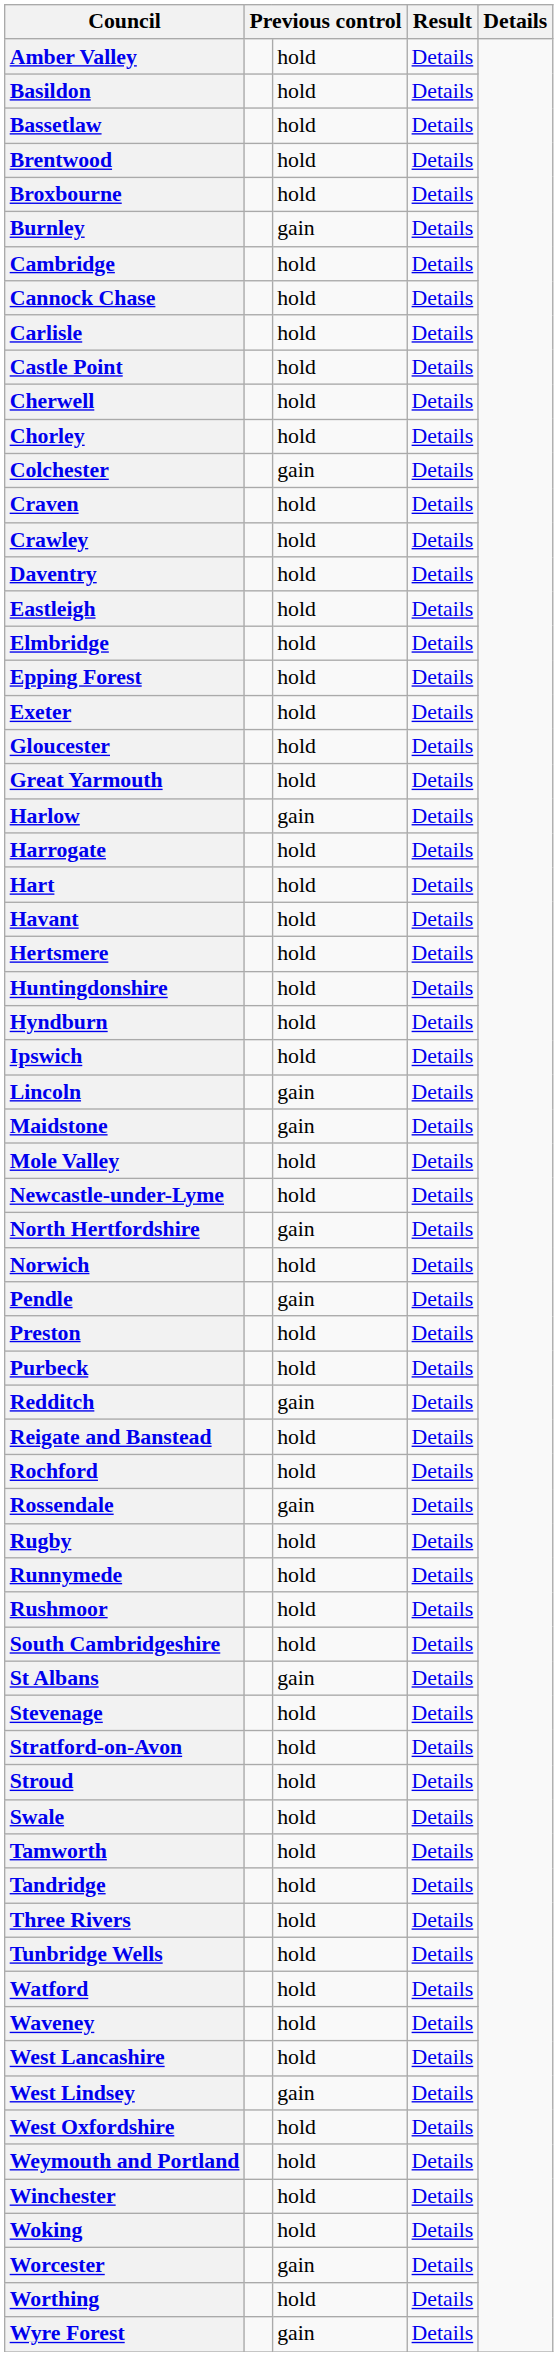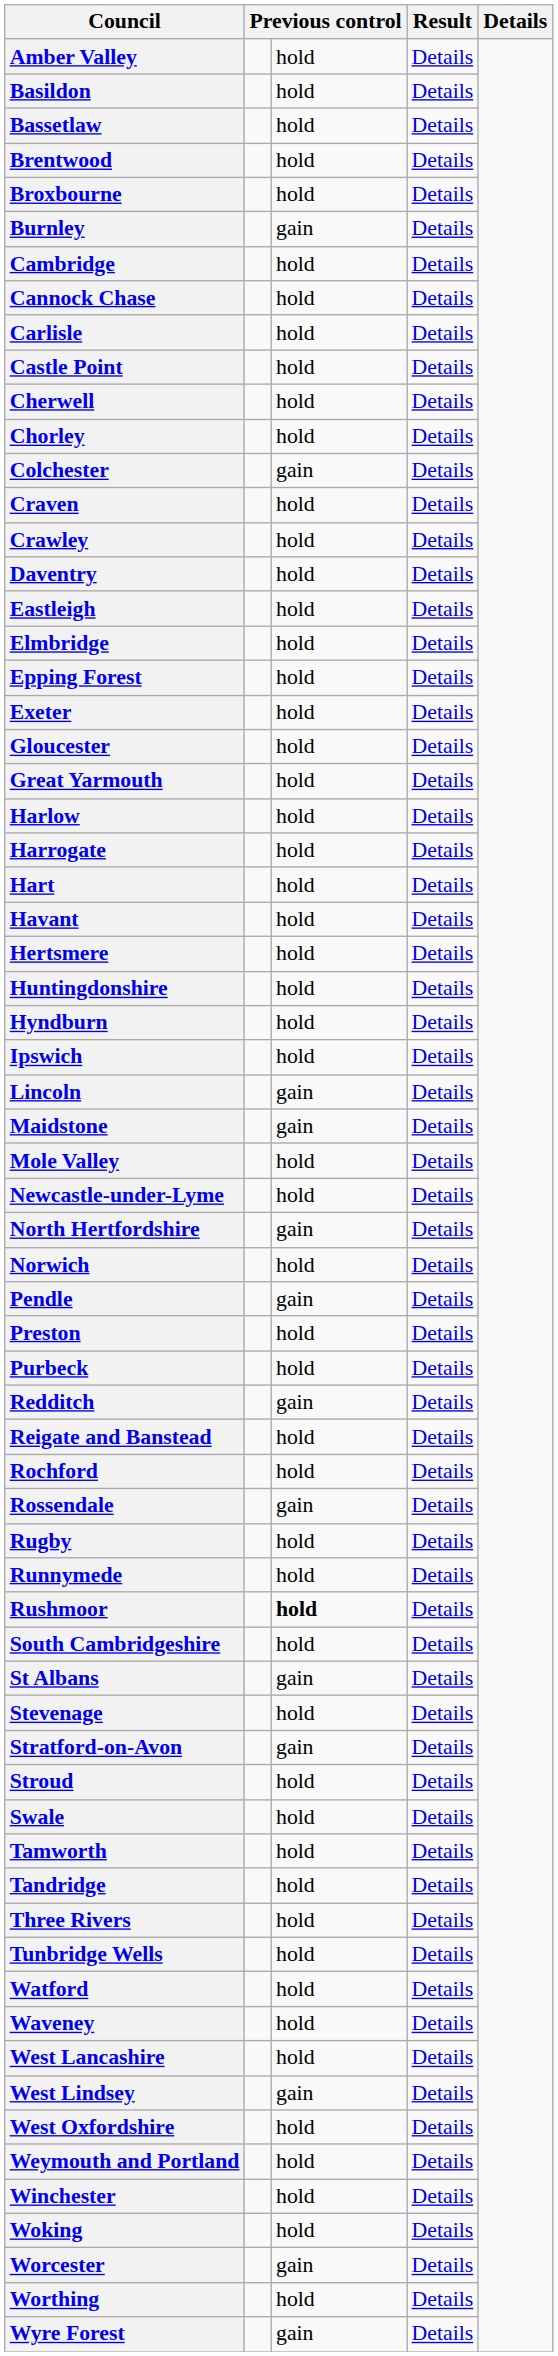(296, 815) gain -> (295, 815) hold
(296, 1609) normal -> (297, 1609) bold
(296, 1747) hold -> (295, 1747) gain
